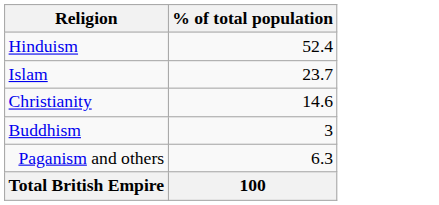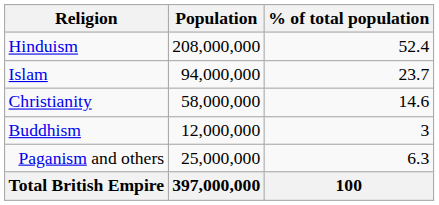+ column: (216, 18)
